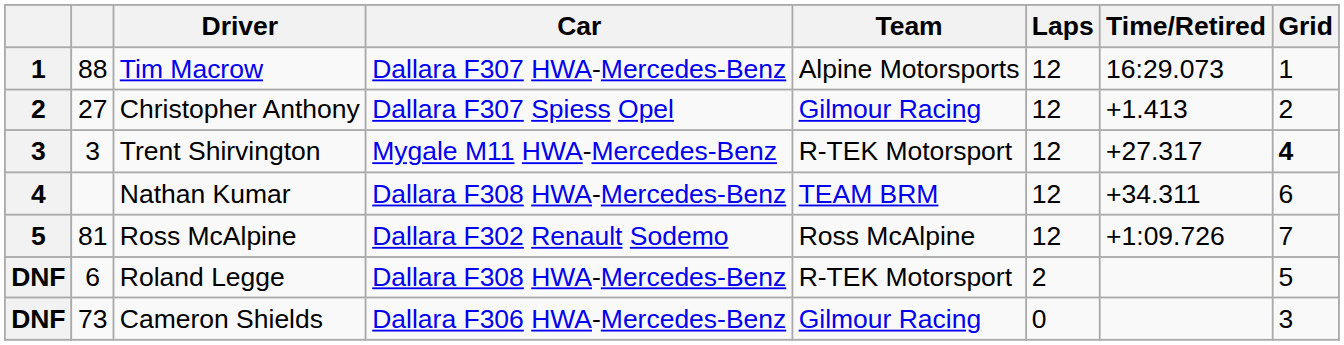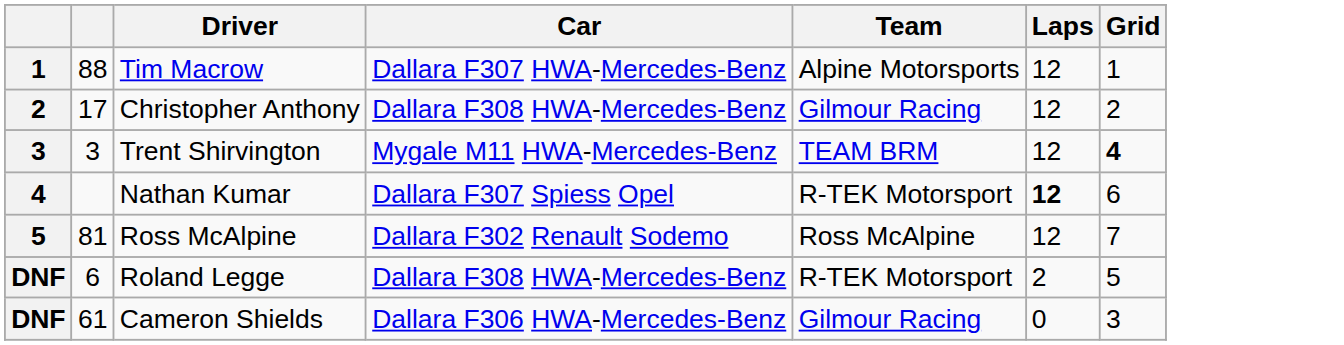- column: (1186, 26)
(93, 110) 27 -> (93, 110) 17
(523, 110) Dallara F307 Spiess Opel -> (579, 110) Dallara F308 HWA-Mercedes-Benz
(905, 152) R-TEK Motorsport -> (869, 152) TEAM BRM
(579, 194) Dallara F308 HWA-Mercedes-Benz -> (523, 194) Dallara F307 Spiess Opel
(869, 194) TEAM BRM -> (905, 194) R-TEK Motorsport
(1047, 194) normal -> (1047, 194) bold
(93, 319) 73 -> (93, 319) 61
